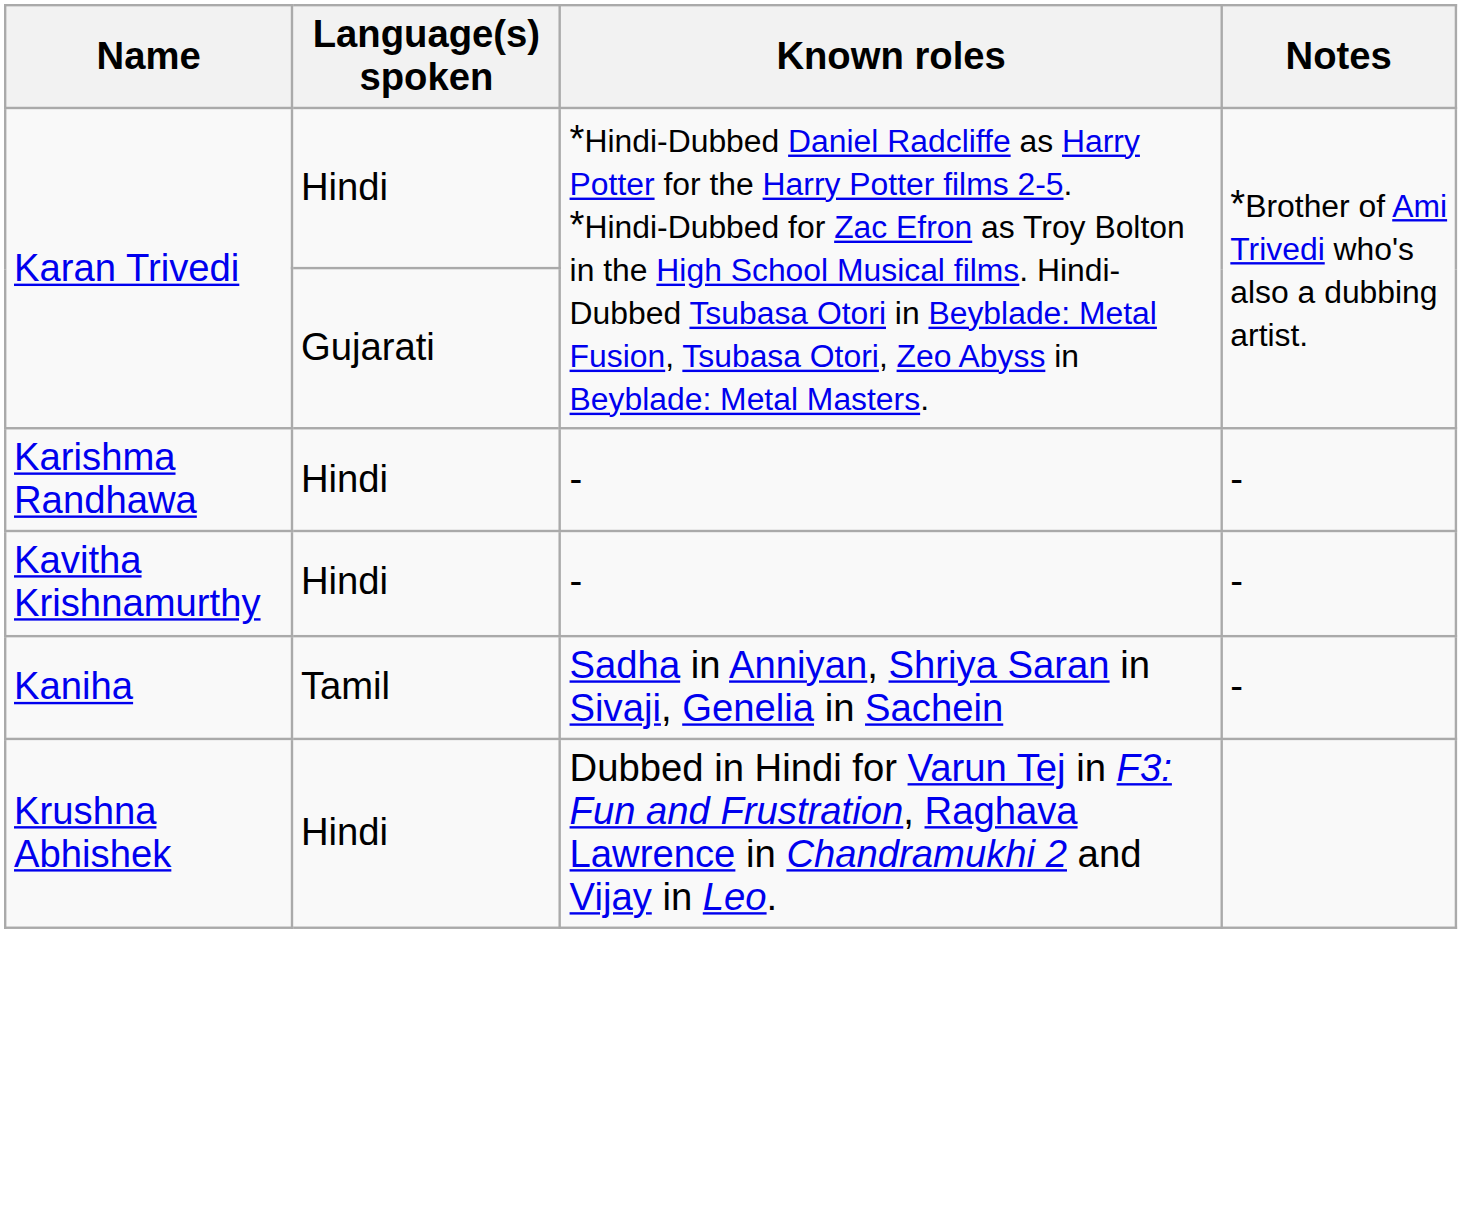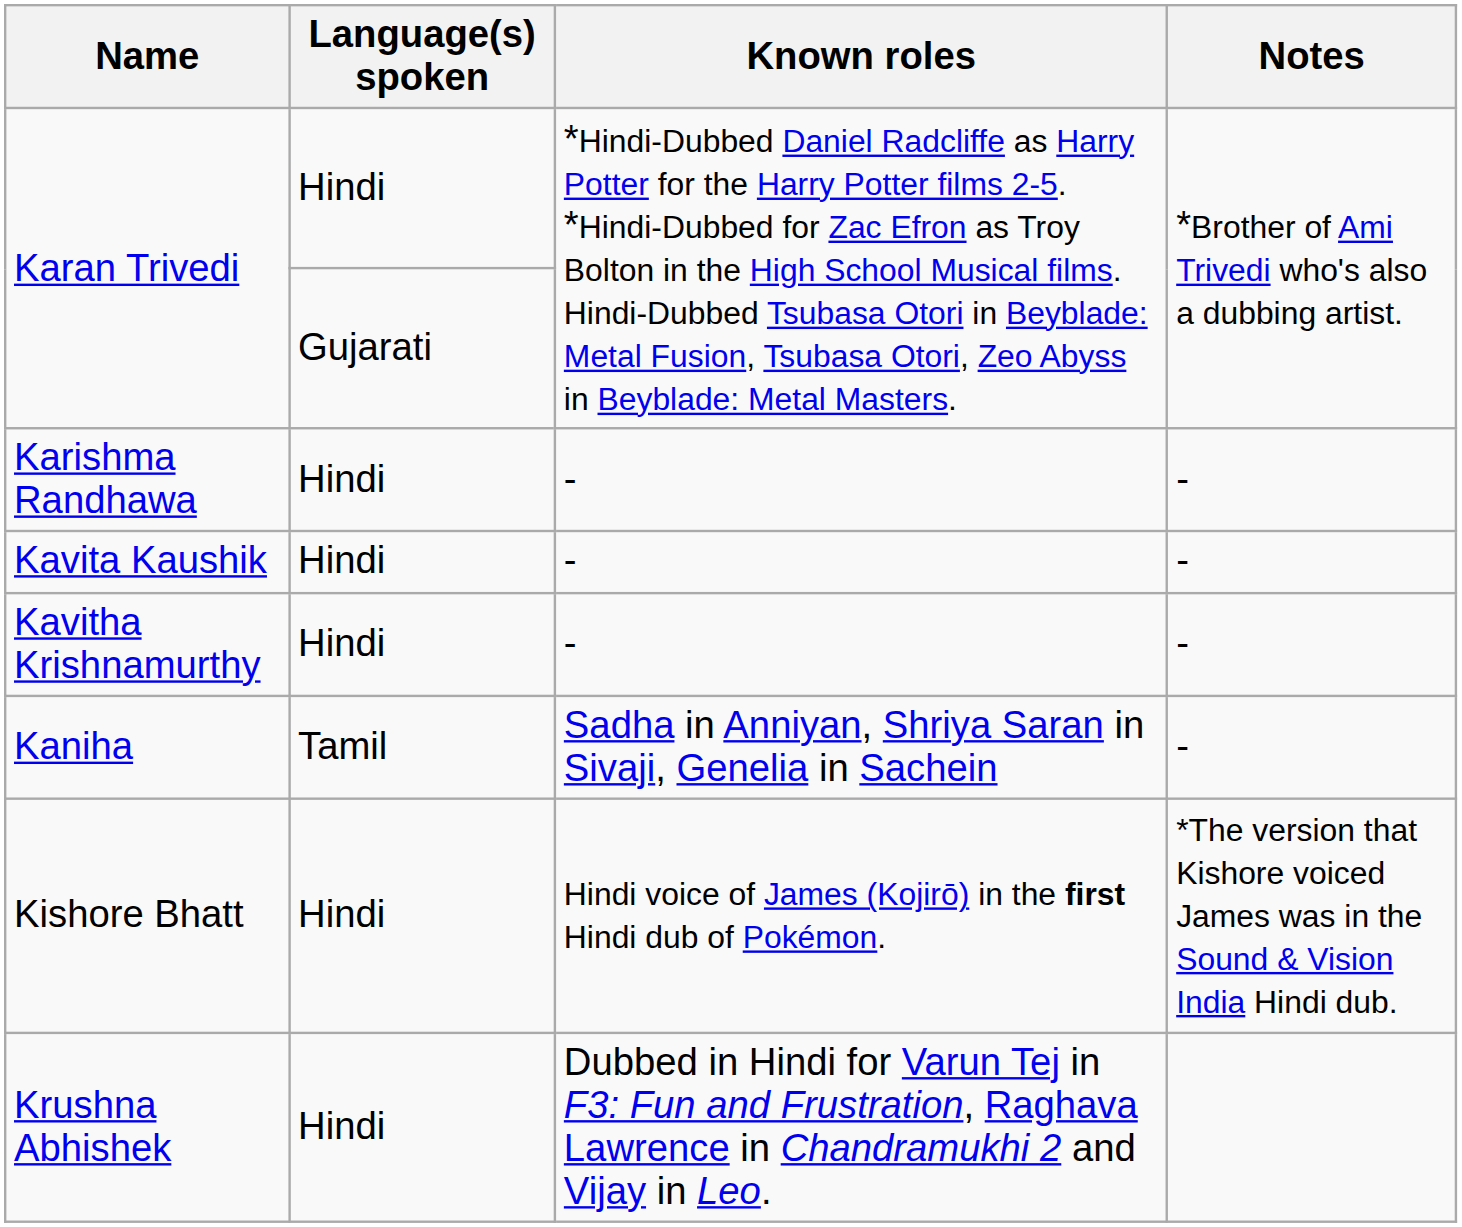+ row: (140, 560)
+ row: (129, 914)
